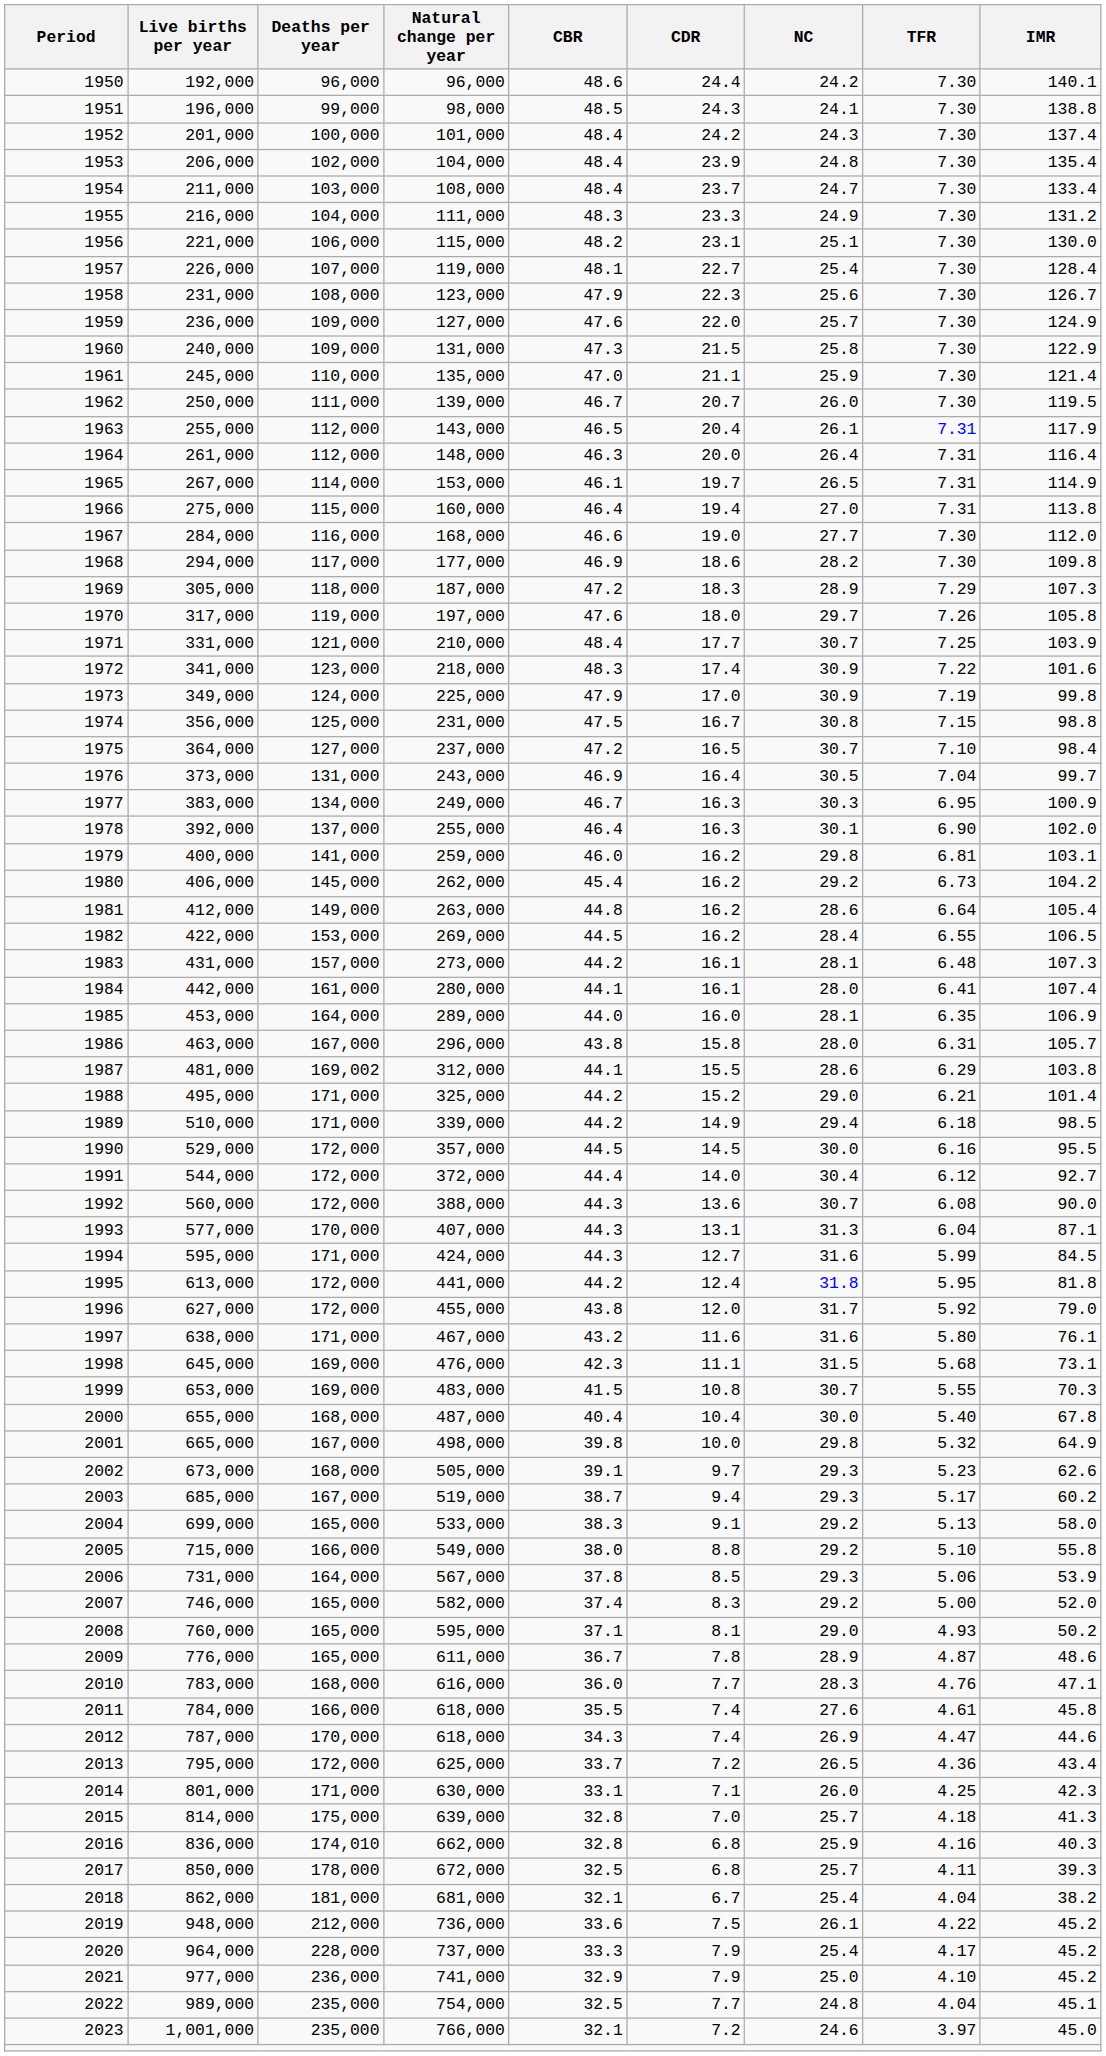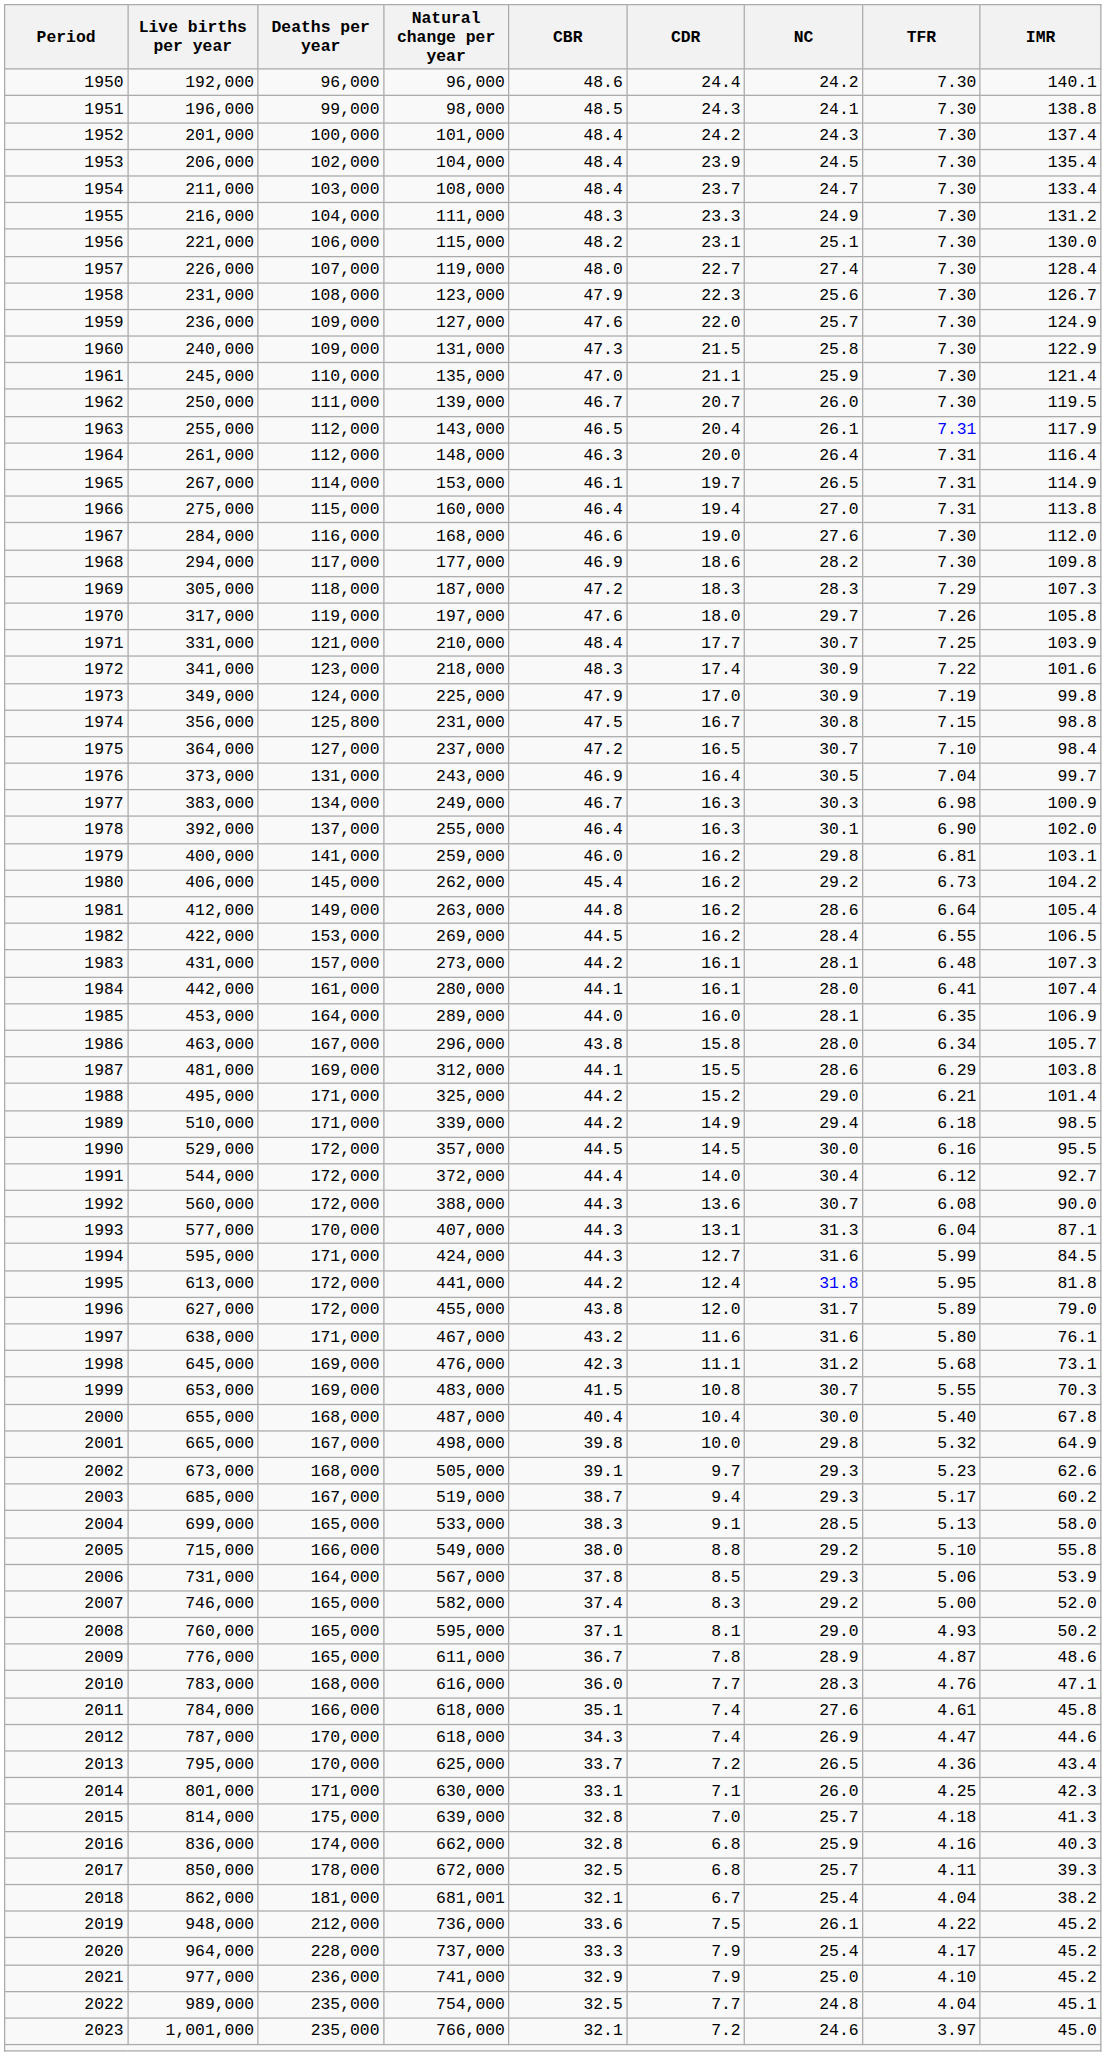(839, 163) 24.8 -> (839, 163) 24.5
(603, 269) 48.1 -> (603, 269) 48.0
(839, 269) 25.4 -> (839, 269) 27.4
(839, 536) 27.7 -> (839, 536) 27.6
(839, 590) 28.9 -> (839, 590) 28.3
(335, 723) 125,000 -> (335, 723) 125,800
(957, 803) 6.95 -> (957, 803) 6.98
(957, 1044) 6.31 -> (957, 1044) 6.34
(335, 1070) 169,002 -> (335, 1070) 169,000
(957, 1311) 5.92 -> (957, 1311) 5.89
(839, 1364) 31.5 -> (839, 1364) 31.2
(839, 1524) 29.2 -> (839, 1524) 28.5
(603, 1711) 35.5 -> (603, 1711) 35.1
(335, 1764) 172,000 -> (335, 1764) 170,000
(335, 1844) 174,010 -> (335, 1844) 174,000
(461, 1898) 681,000 -> (461, 1898) 681,001
